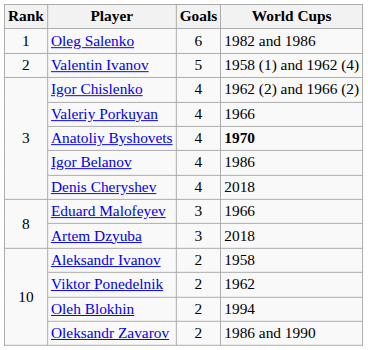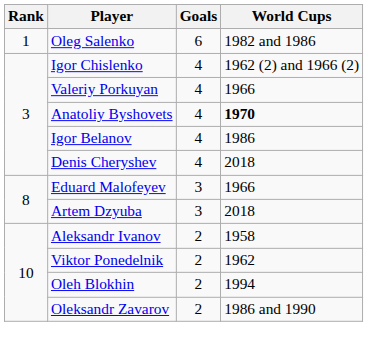- row: (100, 65)
